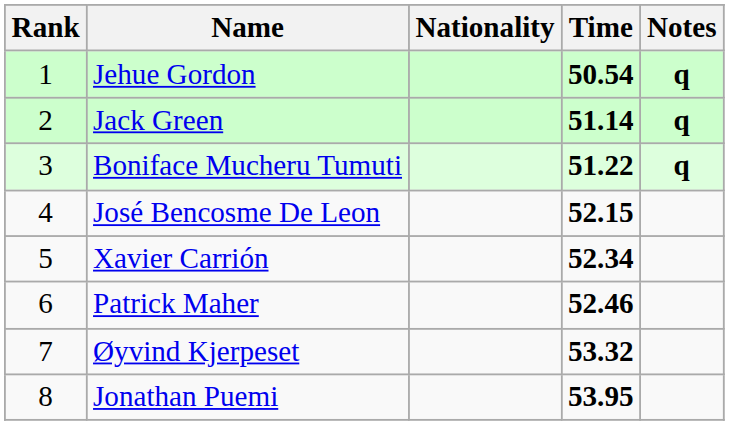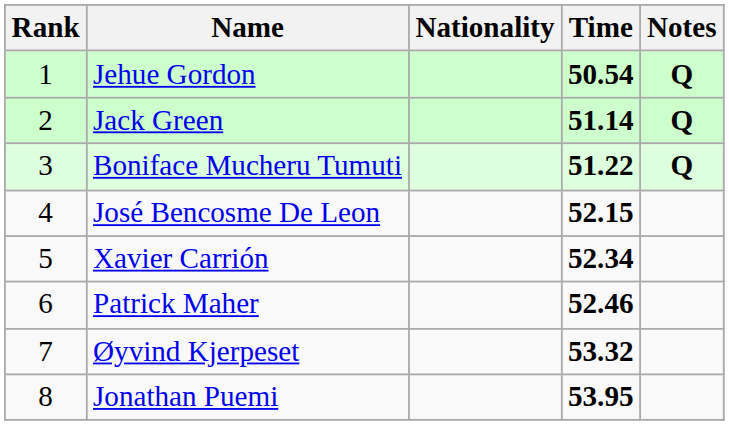(682, 73) q -> (682, 73) Q
(682, 119) q -> (682, 119) Q
(682, 166) q -> (682, 166) Q
